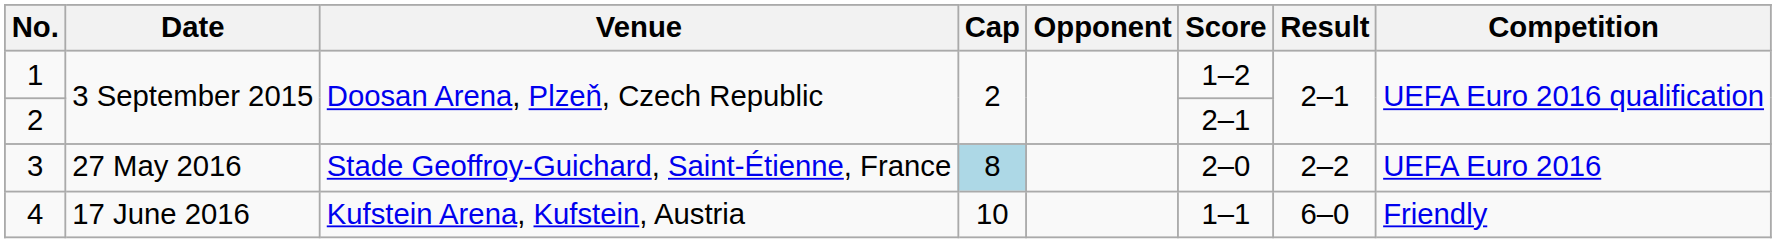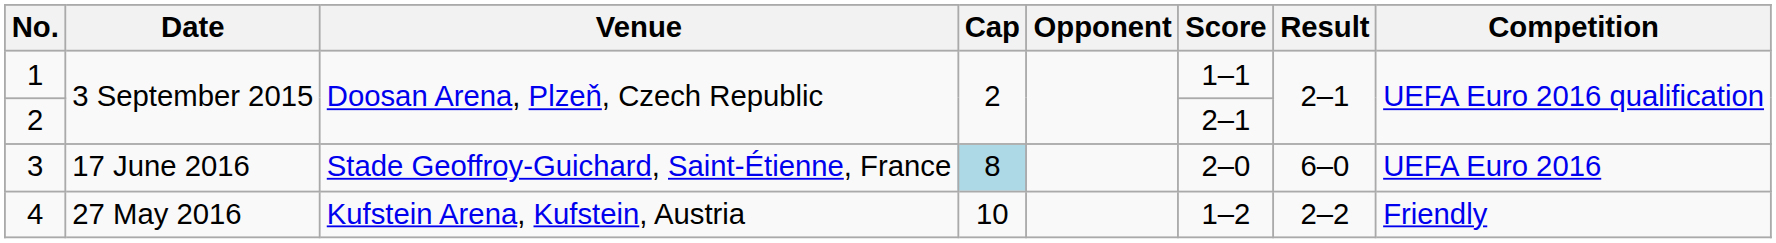(1226, 74) 1–2 -> (1226, 74) 1–1
(157, 167) 27 May 2016 -> (161, 167) 17 June 2016
(1325, 167) 2–2 -> (1325, 167) 6–0
(161, 213) 17 June 2016 -> (157, 213) 27 May 2016
(1226, 213) 1–1 -> (1226, 213) 1–2
(1325, 213) 6–0 -> (1325, 213) 2–2
